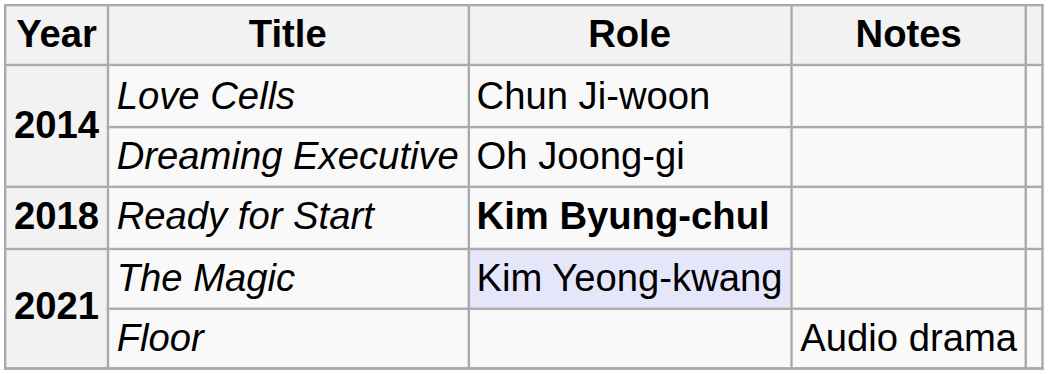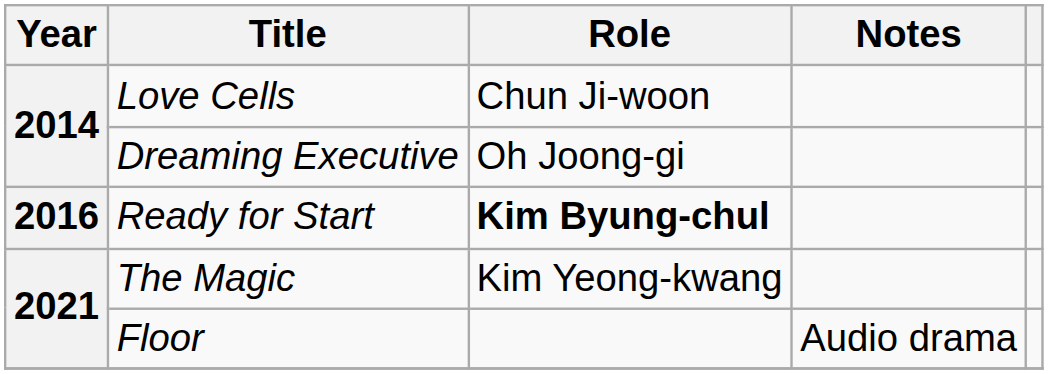(57, 216) 2018 -> (57, 216) 2016
(630, 277) lavender background -> (630, 277) no background
